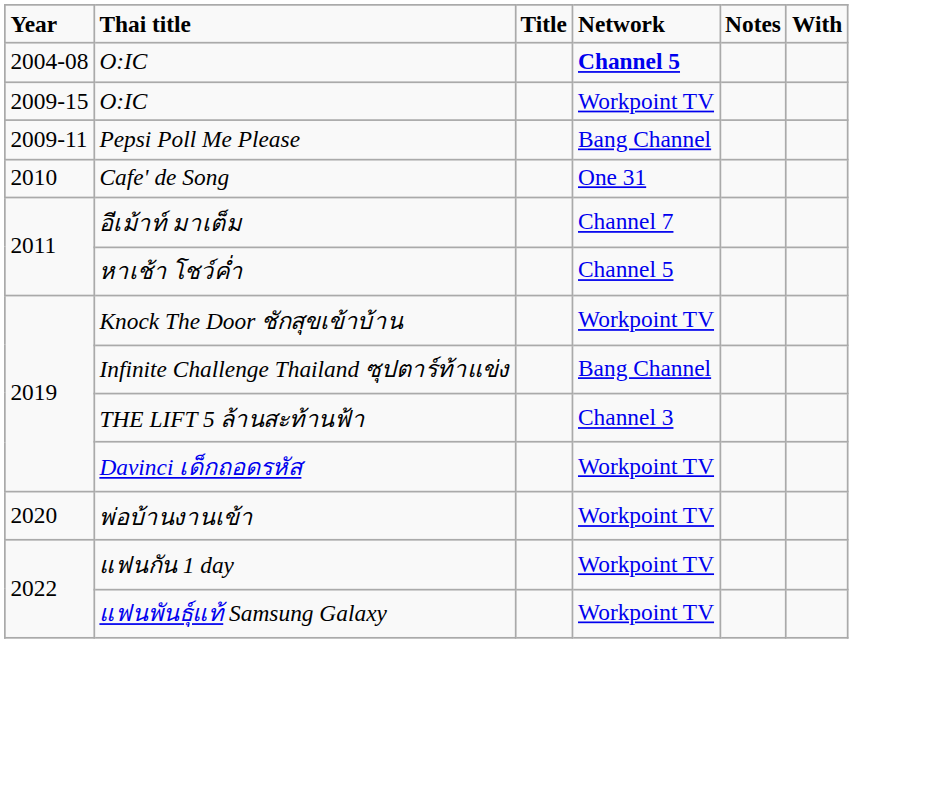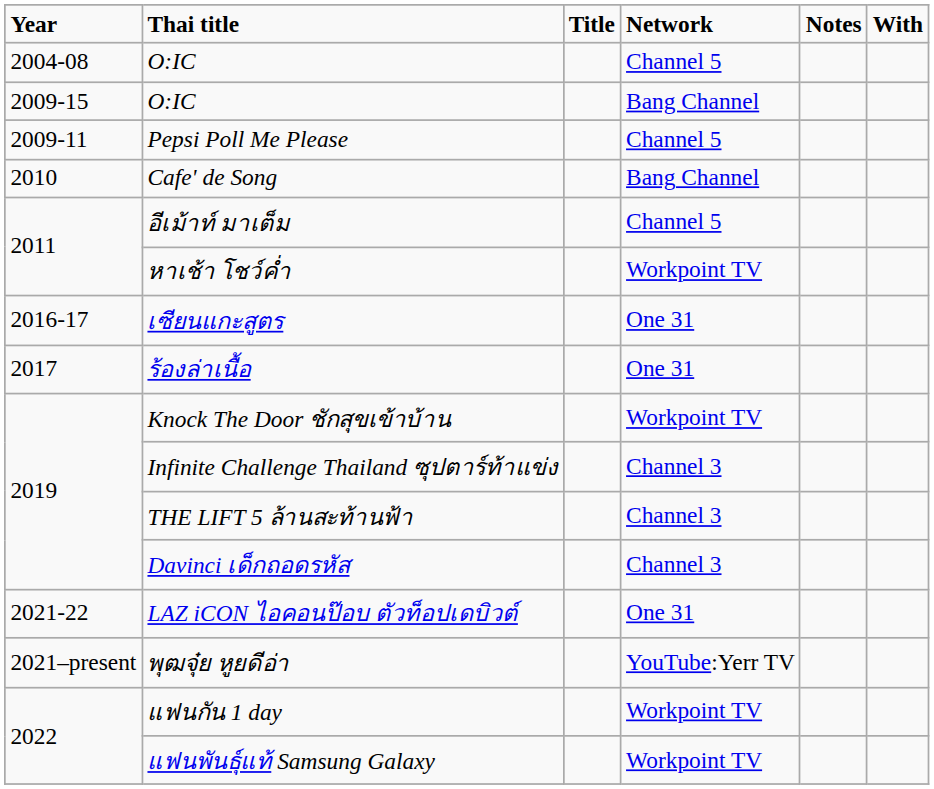(629, 61) bold -> (674, 61) normal
(646, 100) Workpoint TV -> (693, 100) Bang Channel
(645, 139) Bang Channel -> (674, 139) Channel 5
(612, 177) One 31 -> (693, 177) Bang Channel
(626, 221) Channel 7 -> (674, 221) Channel 5
(626, 270) Channel 5 -> (694, 270) Workpoint TV
+ row: (49, 319)
+ row: (34, 368)
(645, 368) Bang Channel -> (674, 466) Channel 3
(646, 466) Workpoint TV -> (674, 563) Channel 3
- row: (34, 514)
+ row: (49, 612)
+ row: (73, 661)
